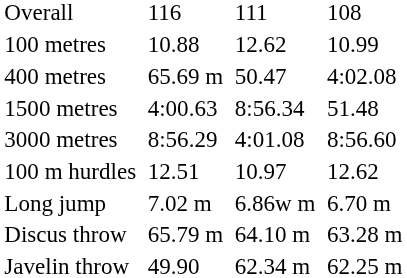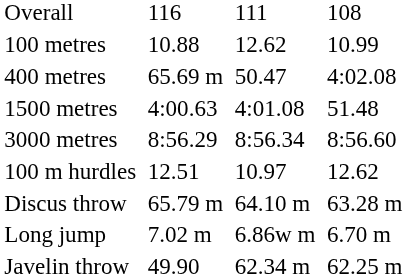(270, 108) 8:56.34 -> (270, 108) 4:01.08
(270, 139) 4:01.08 -> (270, 139) 8:56.34
rows swapped: (55, 203) <-> (65, 234)
